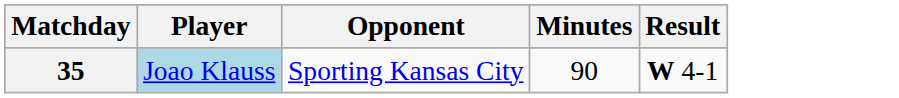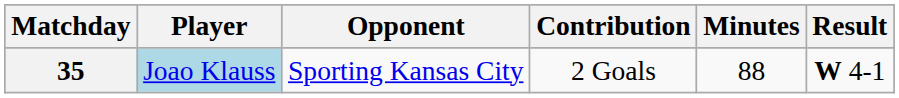+ column: (613, 26)
(584, 69) 90 -> (752, 69) 88
